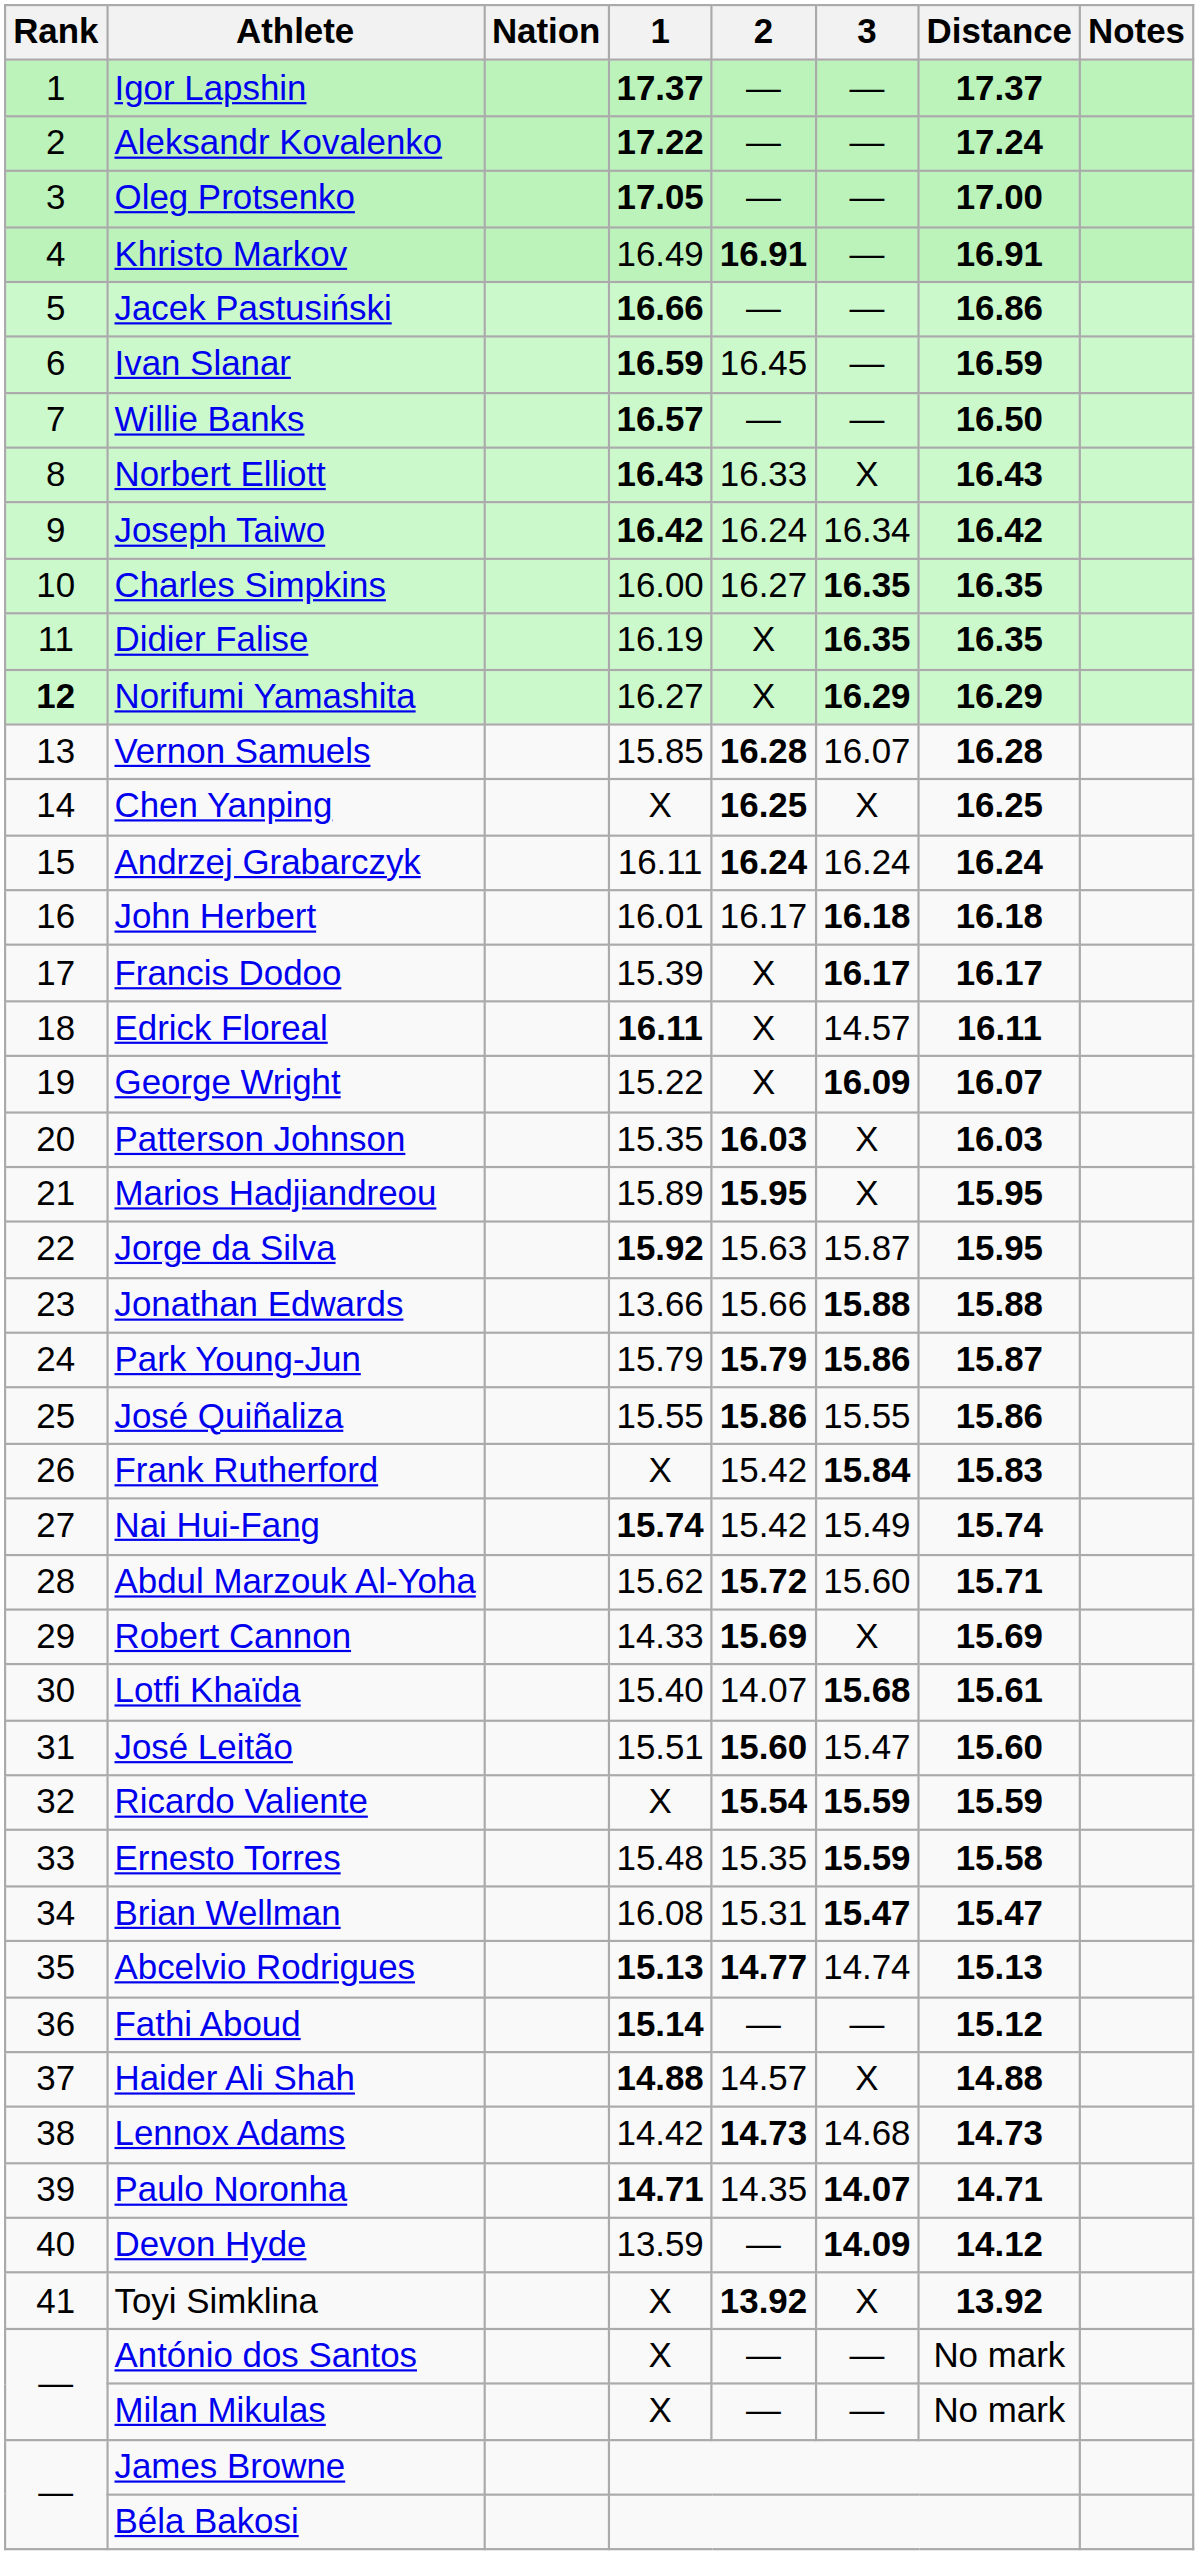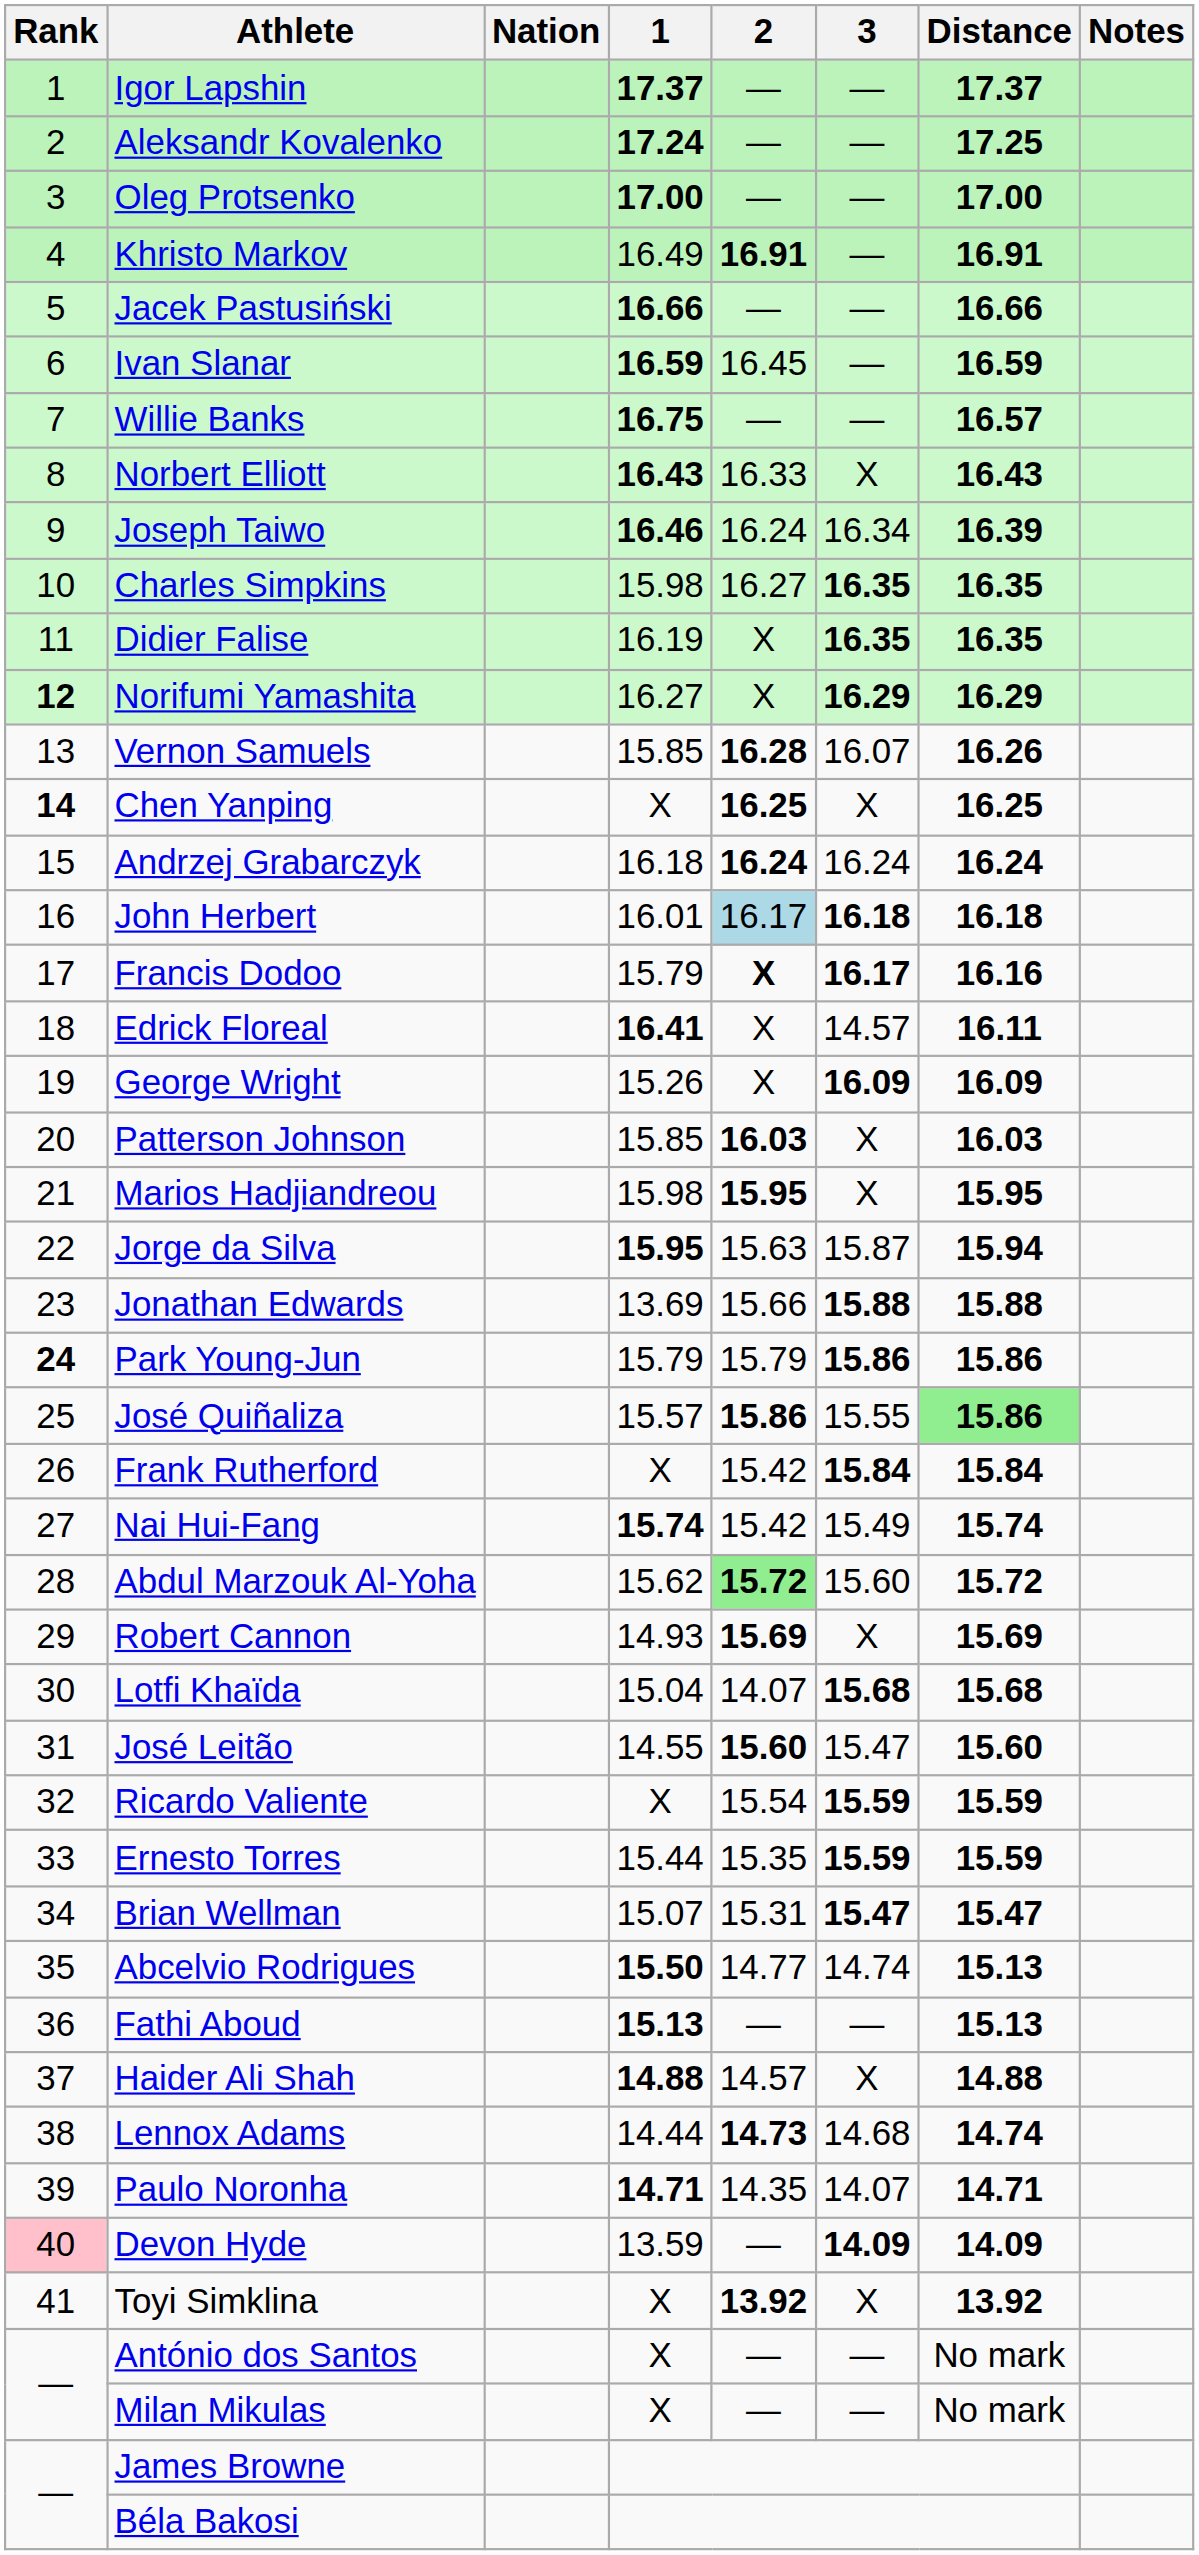(660, 142) 17.22 -> (660, 142) 17.24
(999, 142) 17.24 -> (999, 142) 17.25
(660, 198) 17.05 -> (660, 198) 17.00
(999, 308) 16.86 -> (999, 308) 16.66
(660, 419) 16.57 -> (660, 419) 16.75
(999, 419) 16.50 -> (999, 419) 16.57
(660, 530) 16.42 -> (660, 530) 16.46
(999, 530) 16.42 -> (999, 530) 16.39
(660, 585) 16.00 -> (660, 585) 15.98
(999, 751) 16.28 -> (999, 751) 16.26
(56, 806) normal -> (56, 806) bold
(660, 861) 16.11 -> (660, 861) 16.18
(764, 917) no background -> (764, 917) lightblue background
(660, 972) 15.39 -> (660, 972) 15.79
(764, 972) normal -> (764, 972) bold
(999, 972) 16.17 -> (999, 972) 16.16
(660, 1027) 16.11 -> (660, 1027) 16.41
(660, 1083) 15.22 -> (660, 1083) 15.26
(999, 1083) 16.07 -> (999, 1083) 16.09
(660, 1138) 15.35 -> (660, 1138) 15.85
(660, 1193) 15.89 -> (660, 1193) 15.98
(660, 1249) 15.92 -> (660, 1249) 15.95
(999, 1249) 15.95 -> (999, 1249) 15.94
(660, 1304) 13.66 -> (660, 1304) 13.69
(56, 1359) normal -> (56, 1359) bold
(764, 1359) bold -> (764, 1359) normal
(999, 1359) 15.87 -> (999, 1359) 15.86
(660, 1415) 15.55 -> (660, 1415) 15.57
(999, 1415) no background -> (999, 1415) lightgreen background
(999, 1470) 15.83 -> (999, 1470) 15.84
(764, 1581) no background -> (764, 1581) lightgreen background
(999, 1581) 15.71 -> (999, 1581) 15.72
(660, 1636) 14.33 -> (660, 1636) 14.93
(660, 1691) 15.40 -> (660, 1691) 15.04
(999, 1691) 15.61 -> (999, 1691) 15.68
(660, 1747) 15.51 -> (660, 1747) 14.55
(764, 1802) bold -> (764, 1802) normal
(660, 1857) 15.48 -> (660, 1857) 15.44
(999, 1857) 15.58 -> (999, 1857) 15.59
(660, 1912) 16.08 -> (660, 1912) 15.07
(660, 1968) 15.13 -> (660, 1968) 15.50
(764, 1968) bold -> (764, 1968) normal
(660, 2023) 15.14 -> (660, 2023) 15.13
(999, 2023) 15.12 -> (999, 2023) 15.13
(660, 2134) 14.42 -> (660, 2134) 14.44
(999, 2134) 14.73 -> (999, 2134) 14.74
(867, 2189) bold -> (867, 2189) normal
(56, 2244) no background -> (56, 2244) pink background
(999, 2244) 14.12 -> (999, 2244) 14.09
